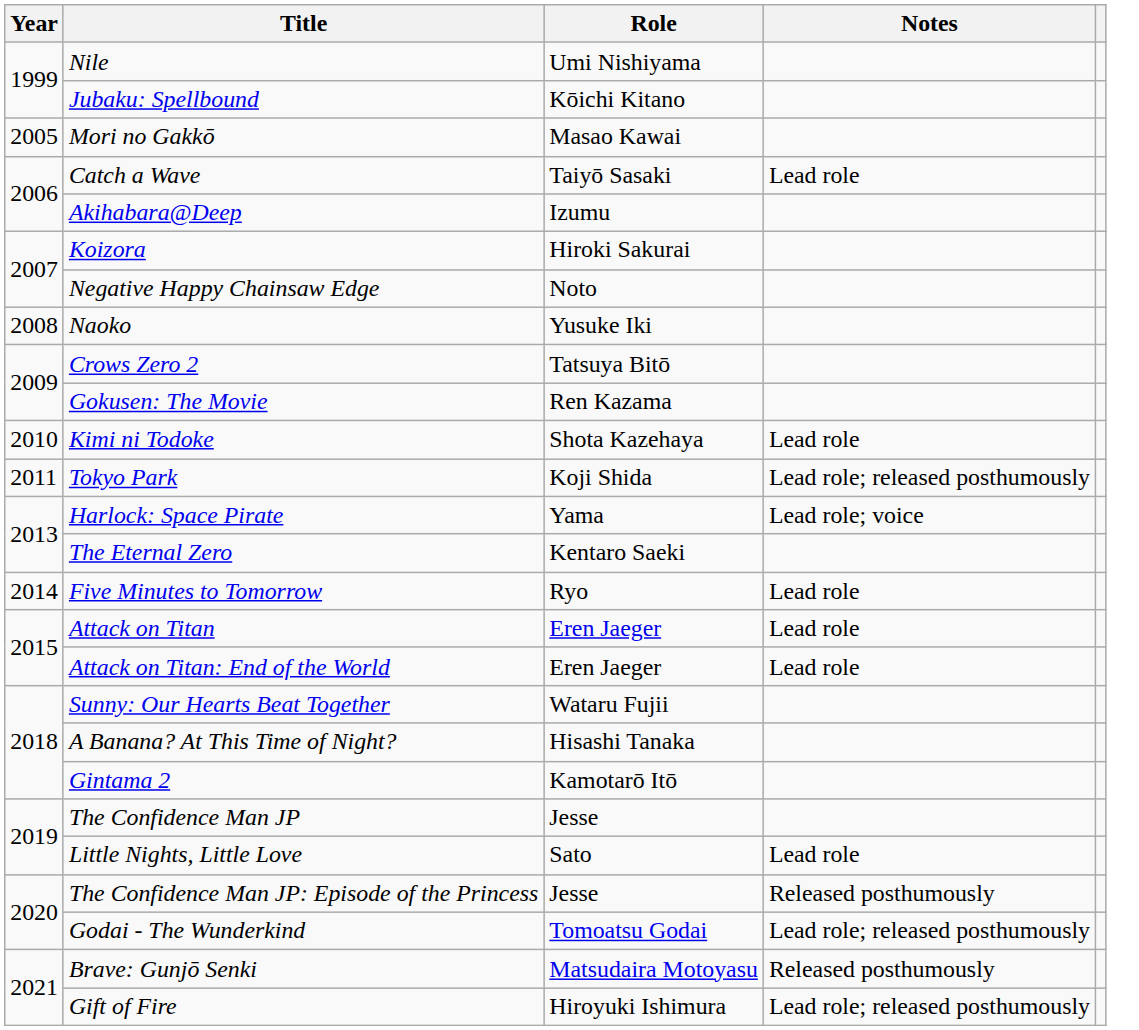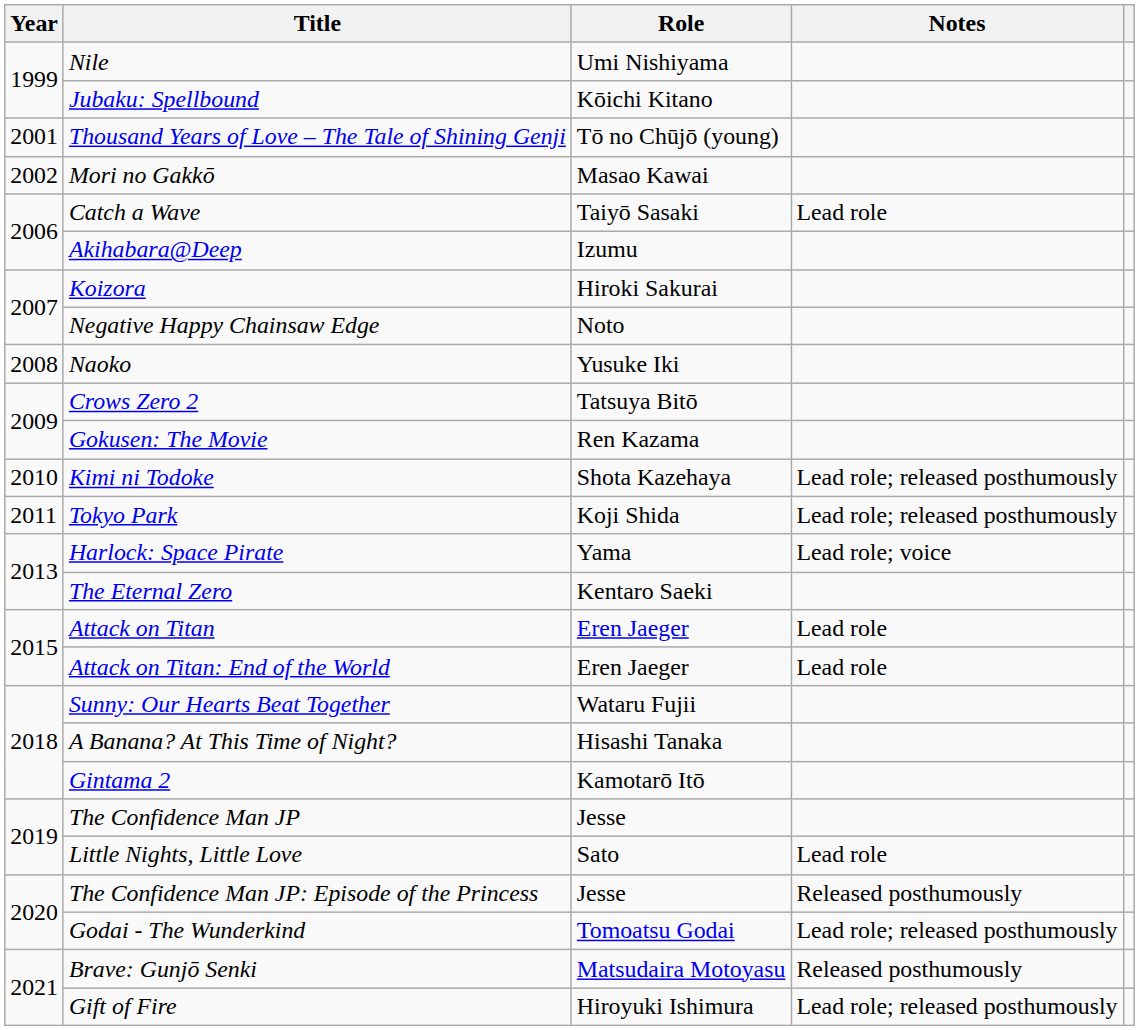+ row: (317, 136)
(34, 136) 2005 -> (34, 174) 2002
(814, 439) Lead role -> (957, 477) Lead role; released posthumously
- row: (196, 590)
